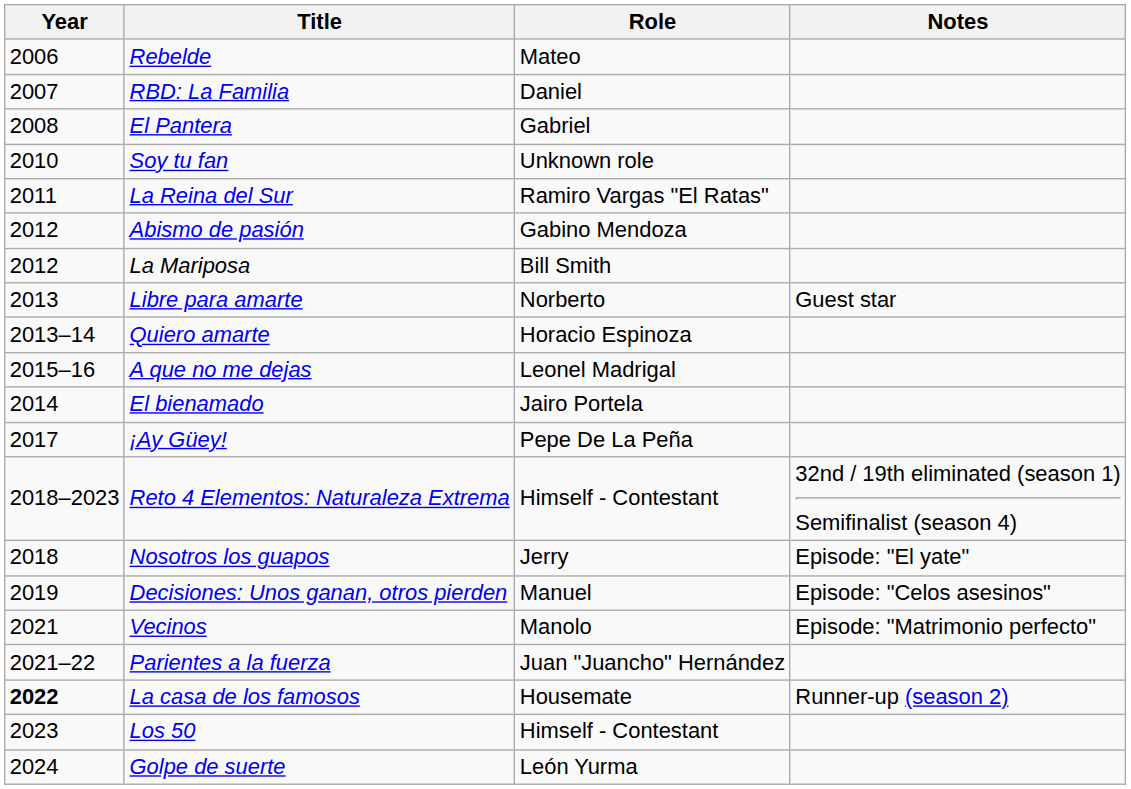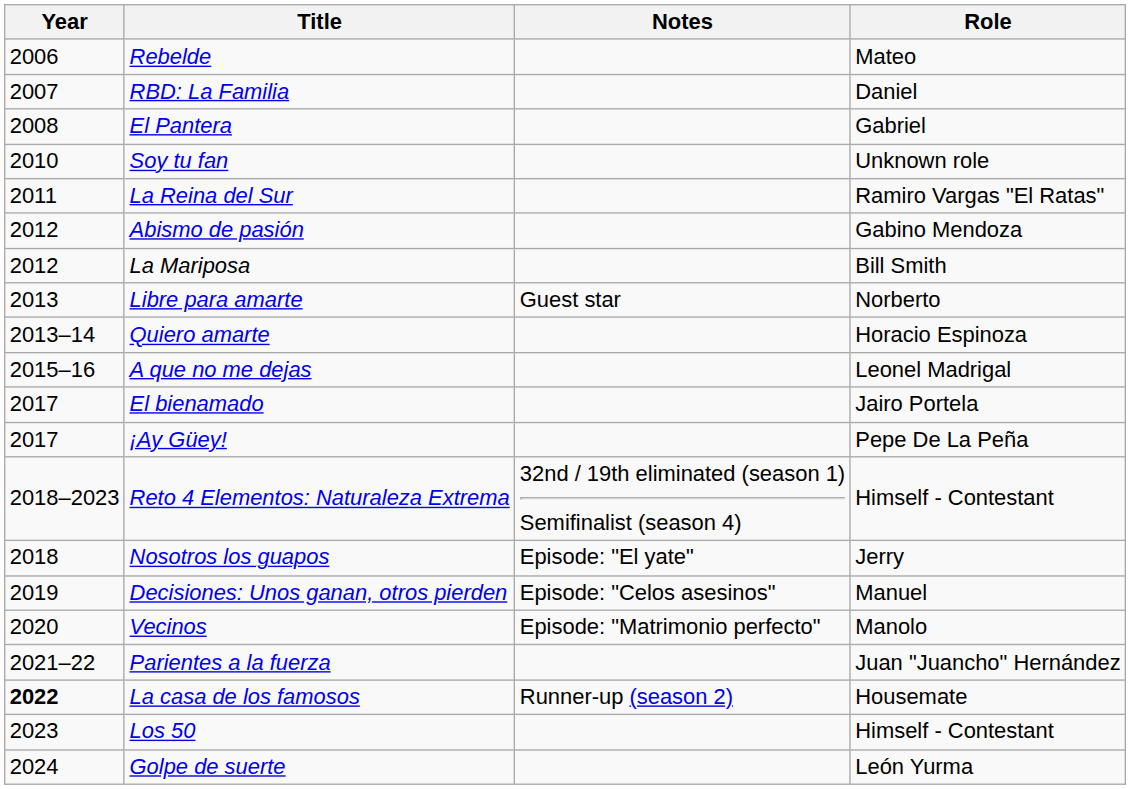columns swapped: (652, 21) <-> (958, 21)
(34, 404) 2014 -> (34, 404) 2017
(34, 627) 2021 -> (34, 627) 2020
